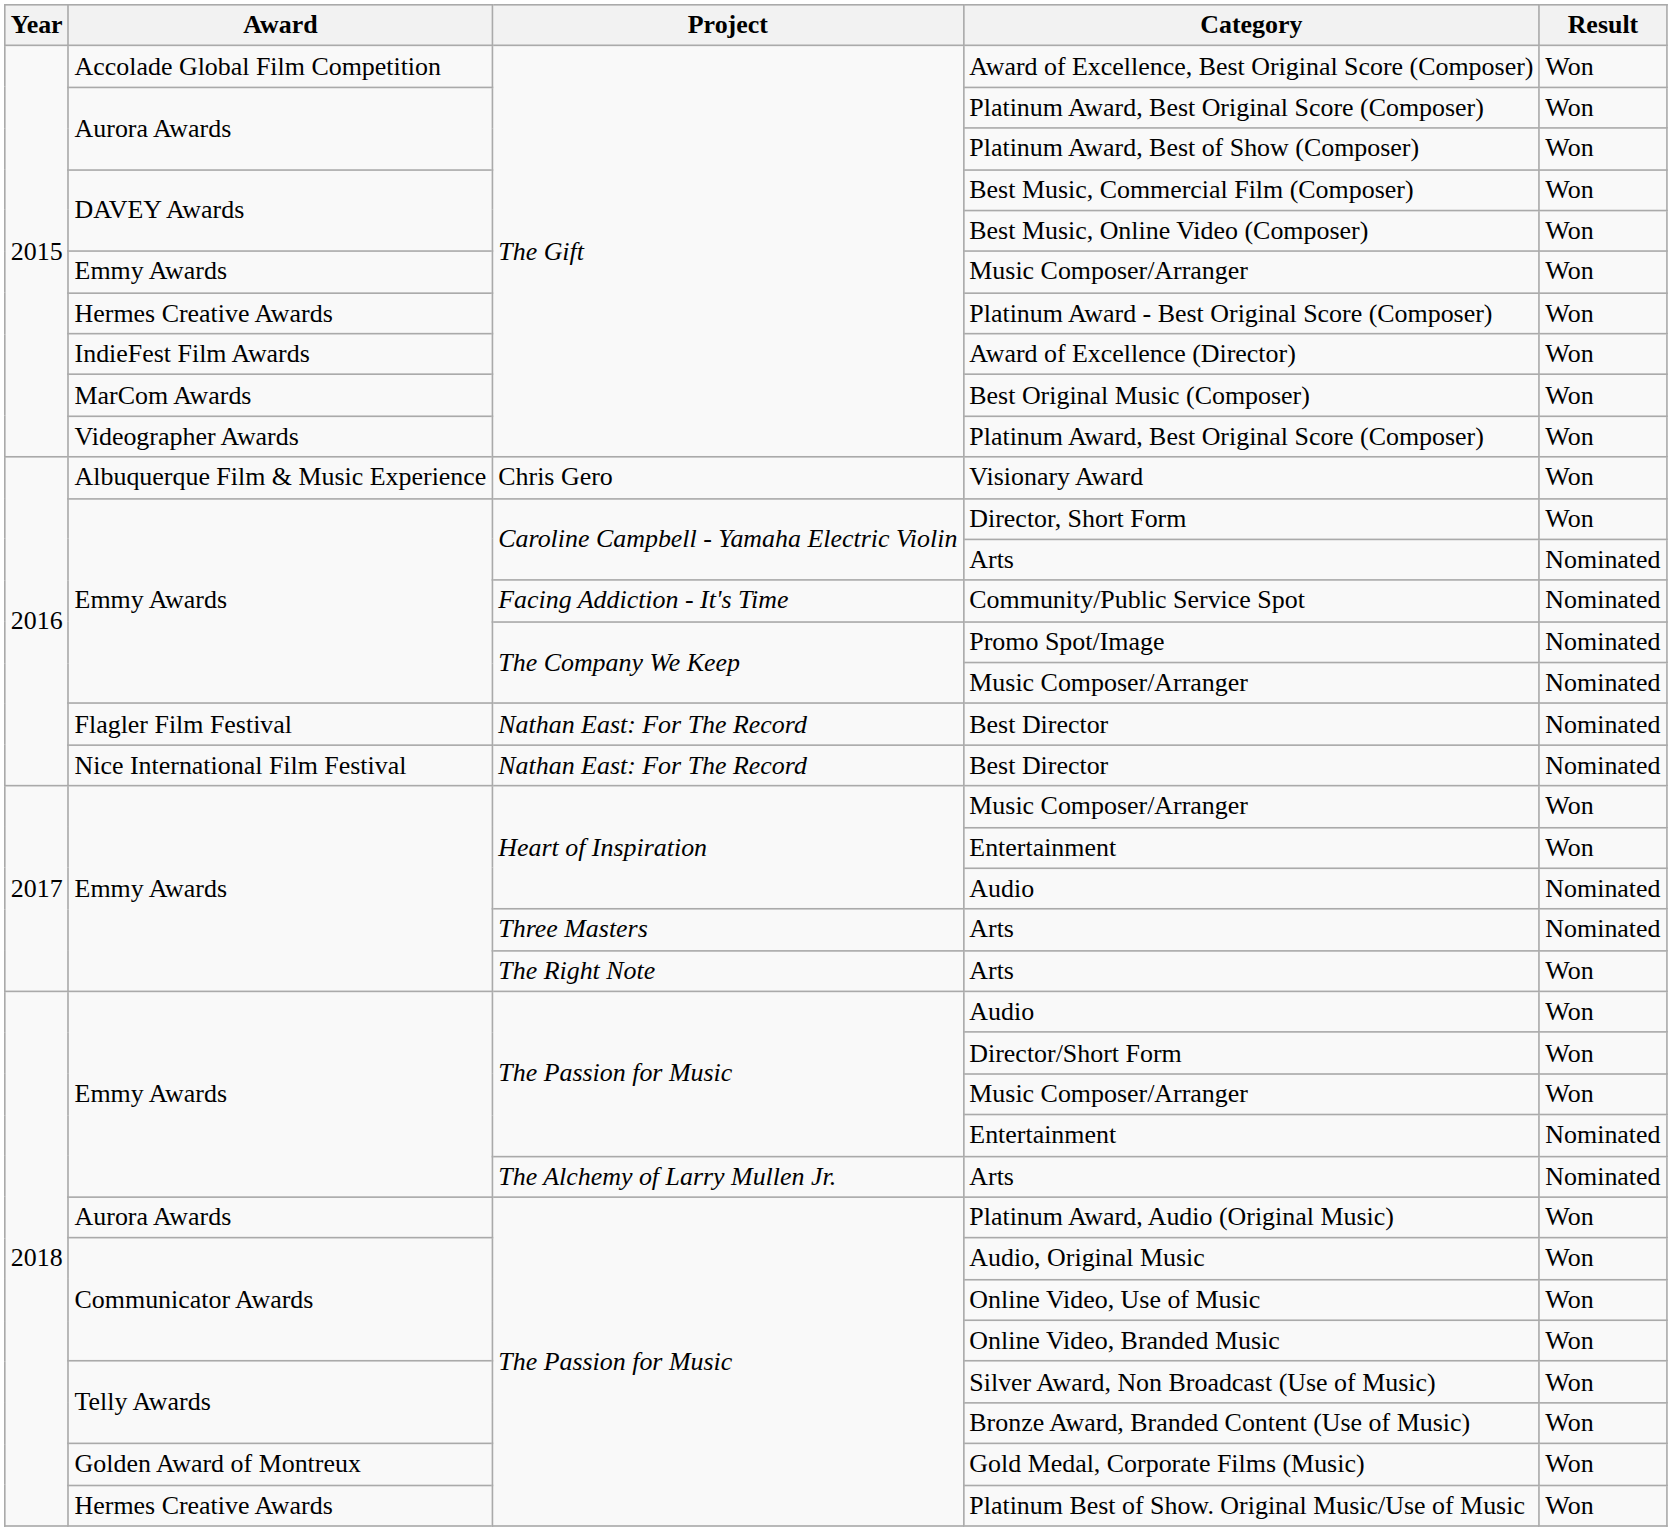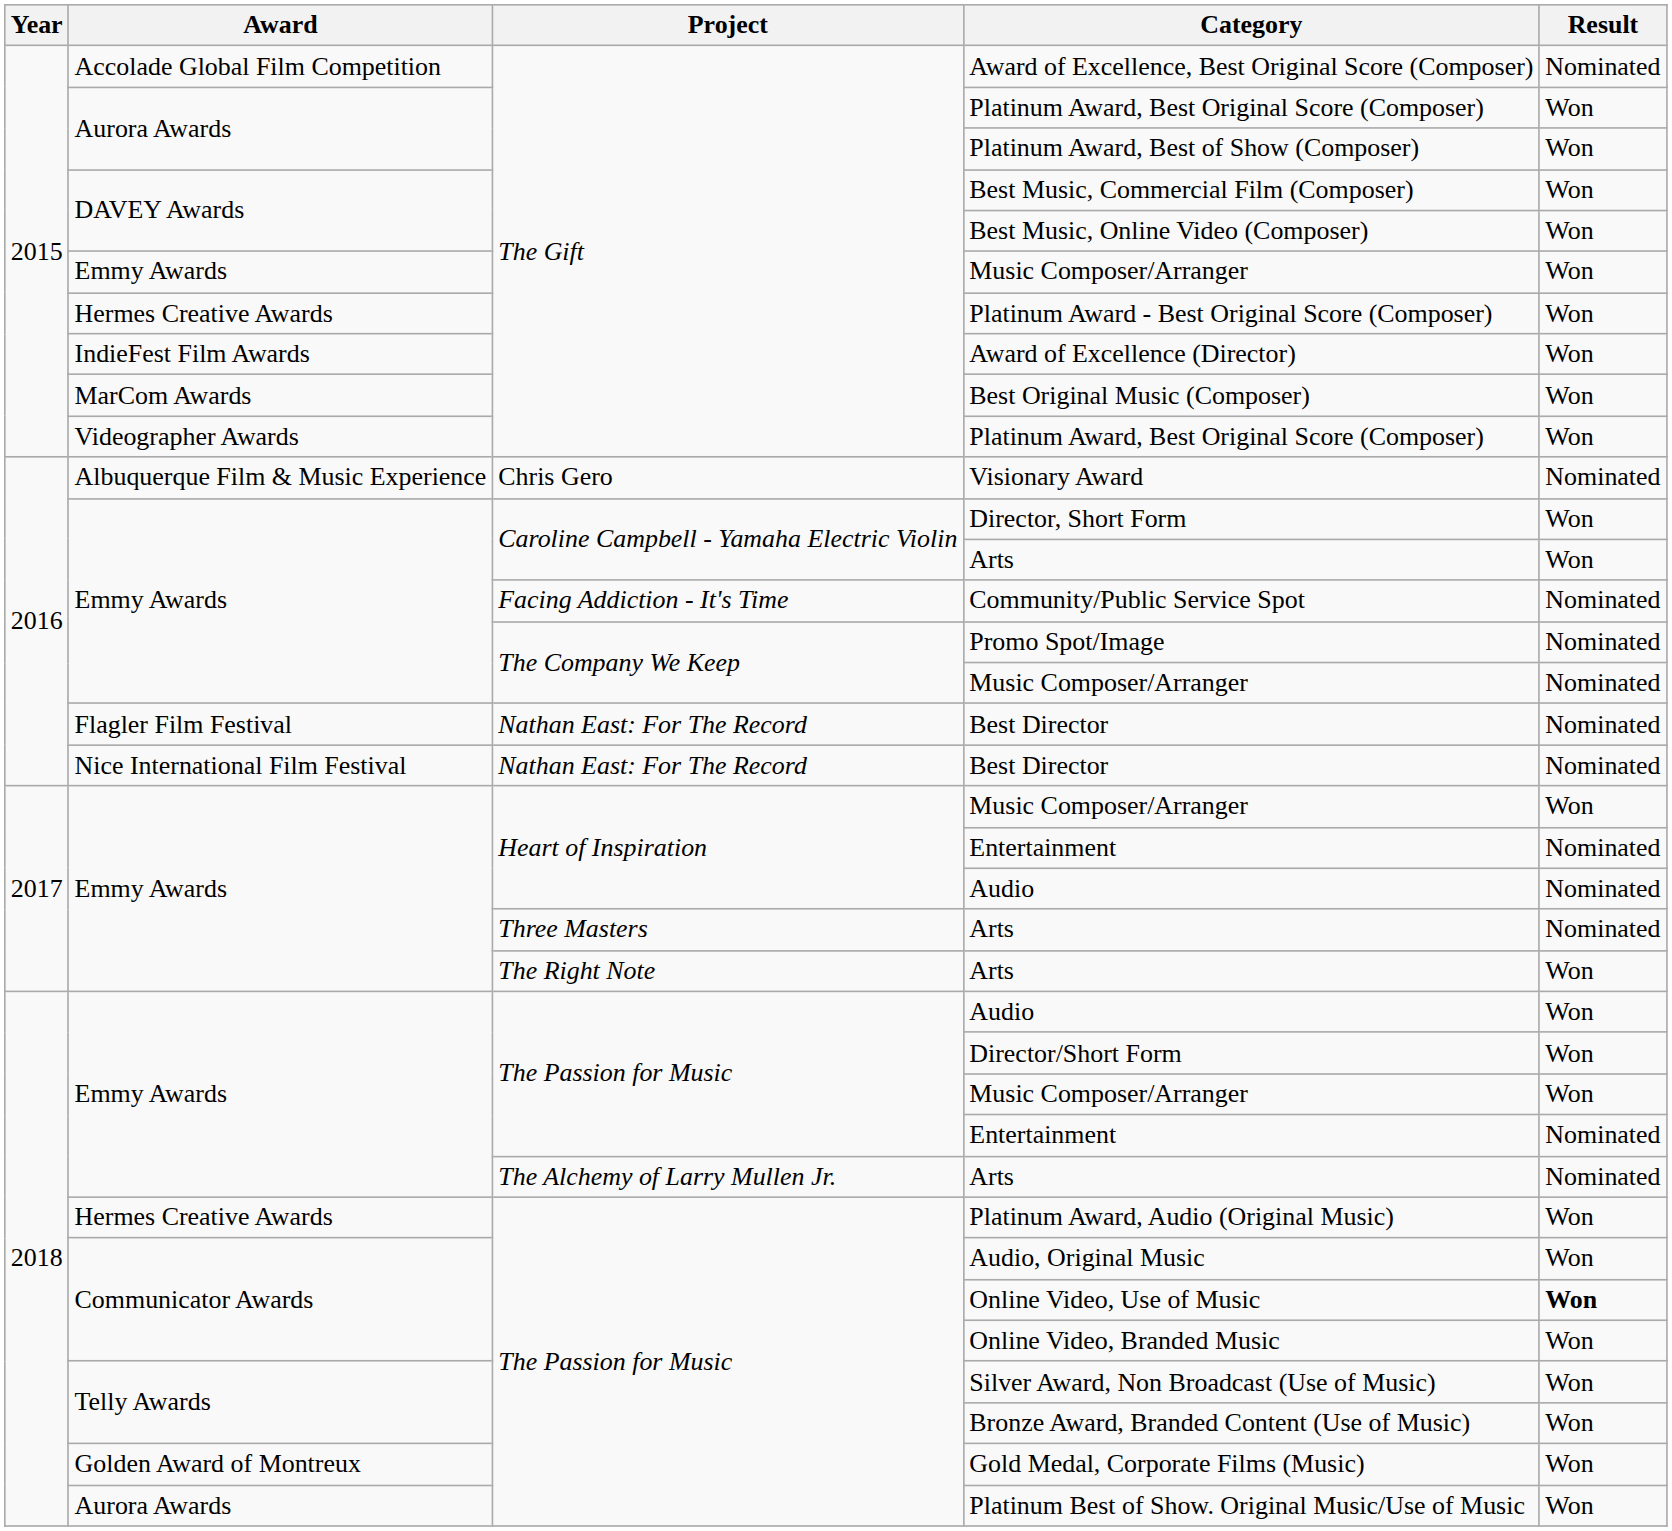(1570, 66) Won -> (1603, 66) Nominated
(1570, 477) Won -> (1603, 477) Nominated
(1603, 559) Nominated -> (1570, 559) Won
(1570, 847) Won -> (1603, 847) Nominated
(153, 1217) Aurora Awards -> (204, 1217) Hermes Creative Awards
(1570, 1299) normal -> (1571, 1299) bold
(204, 1504) Hermes Creative Awards -> (153, 1504) Aurora Awards
